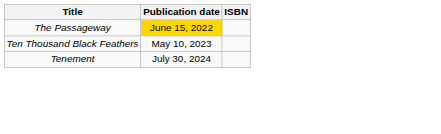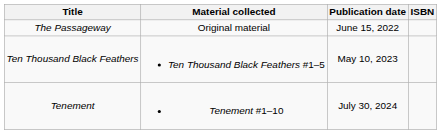+ column: (234, 12)
(181, 28) gold background -> (368, 28) no background
